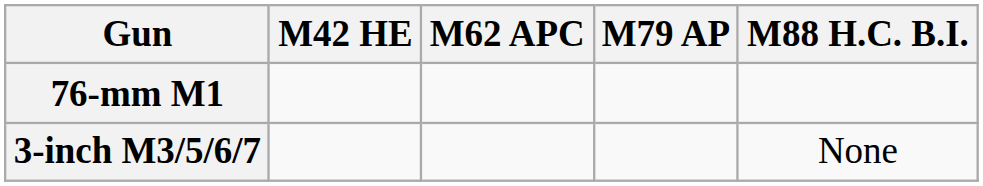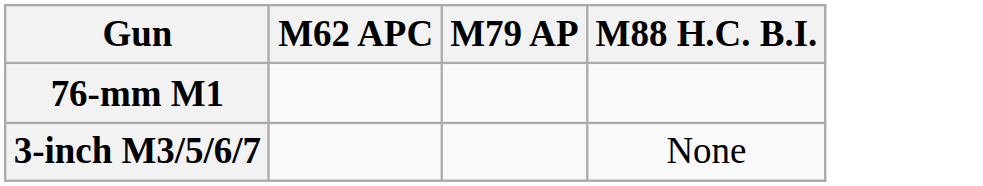- column: (345, 33)
